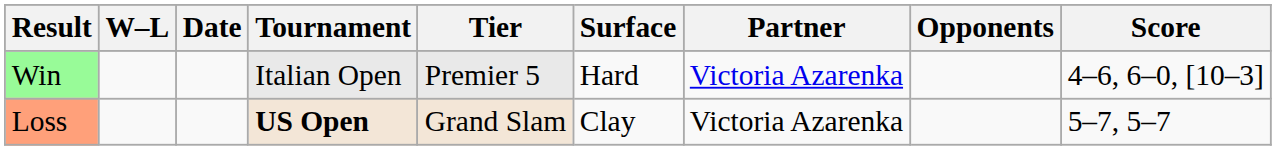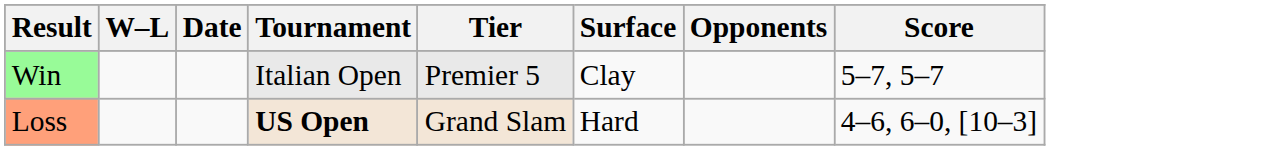- column: (796, 27)
(609, 74) Hard -> (608, 74) Clay
(1166, 74) 4–6, 6–0, [10–3] -> (892, 74) 5–7, 5–7
(608, 121) Clay -> (609, 121) Hard
(1119, 121) 5–7, 5–7 -> (939, 121) 4–6, 6–0, [10–3]
